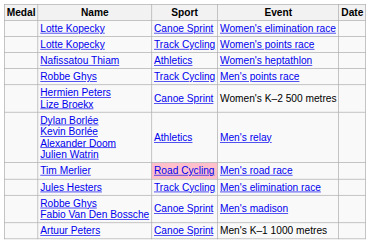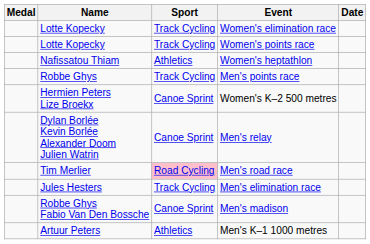(184, 29) Canoe Sprint -> (185, 29) Track Cycling
(173, 138) Athletics -> (184, 138) Canoe Sprint
(184, 231) Canoe Sprint -> (173, 231) Athletics
